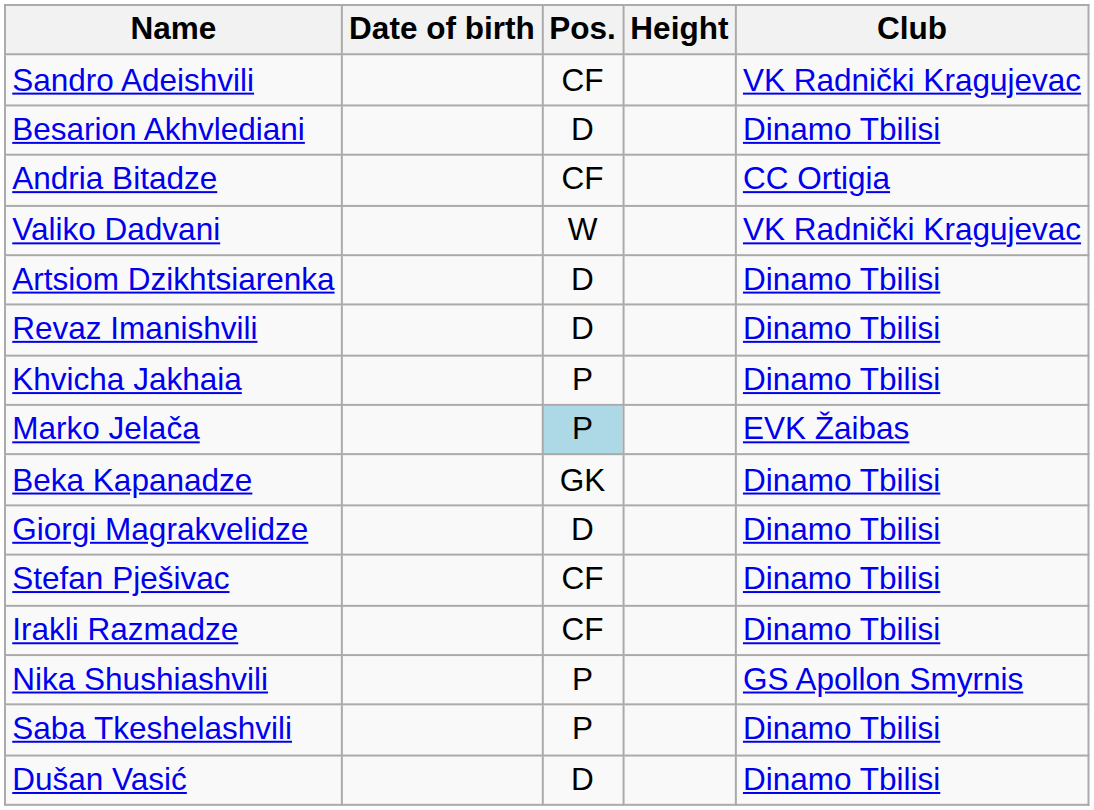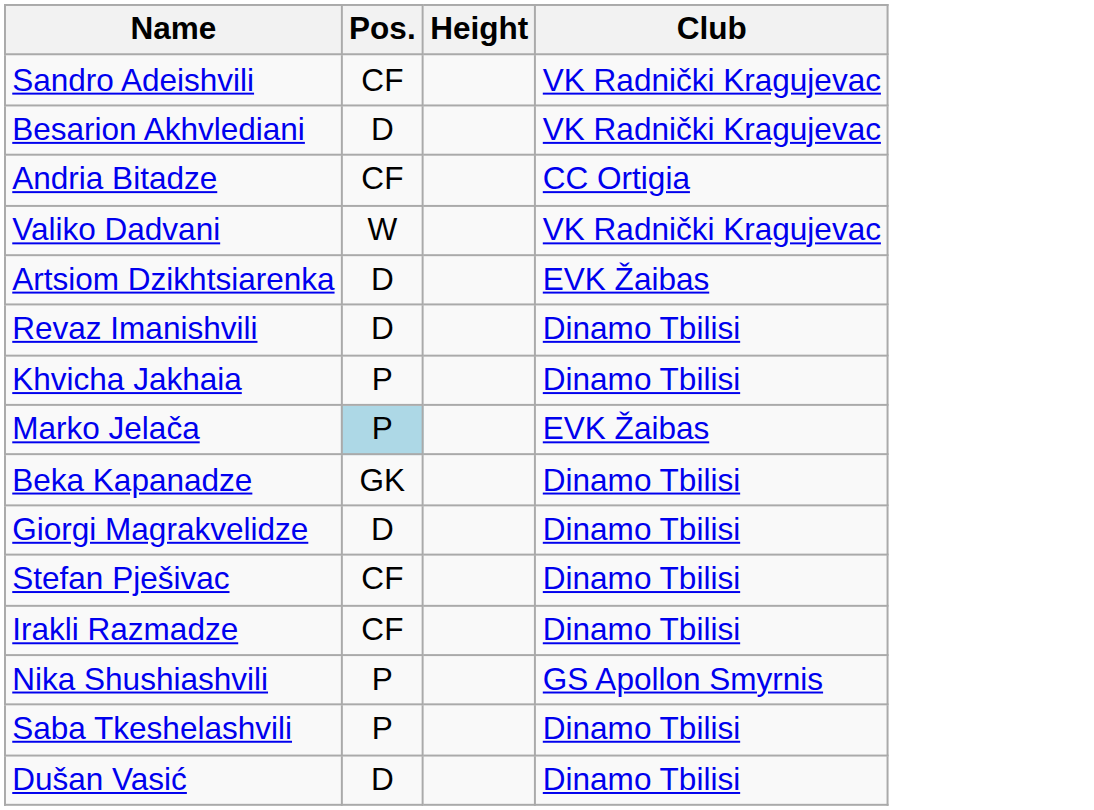- column: (442, 29)
(842, 129) Dinamo Tbilisi -> (712, 129) VK Radnički Kragujevac
(842, 279) Dinamo Tbilisi -> (626, 279) EVK Žaibas
